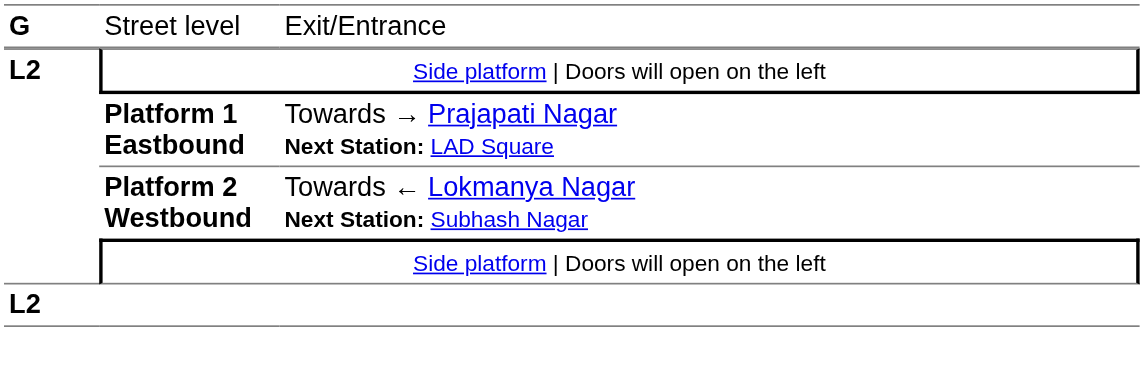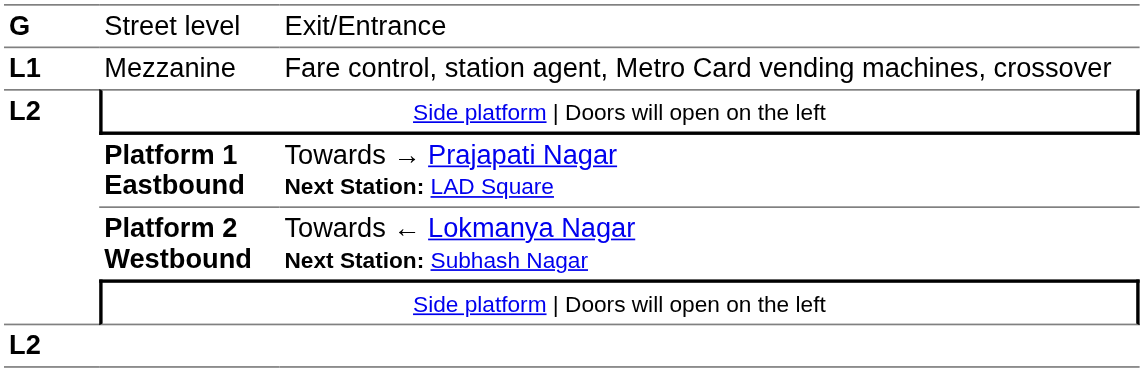+ row: (170, 68)
